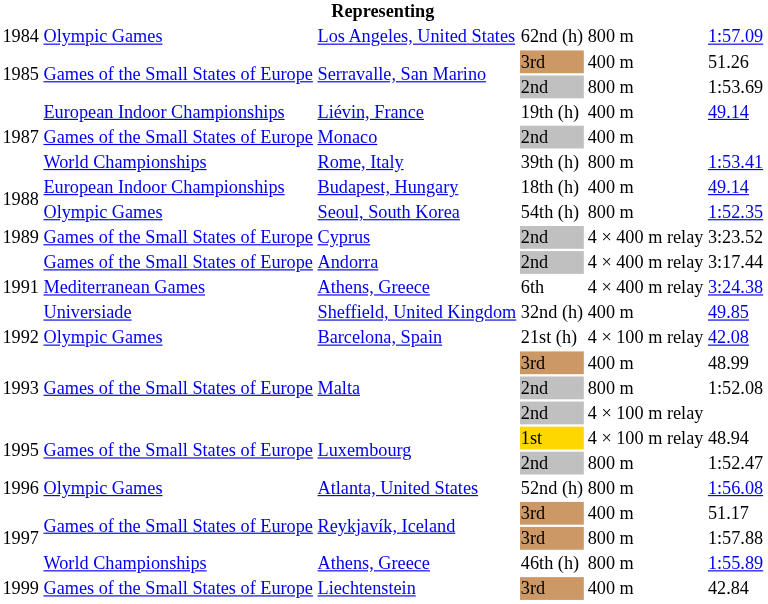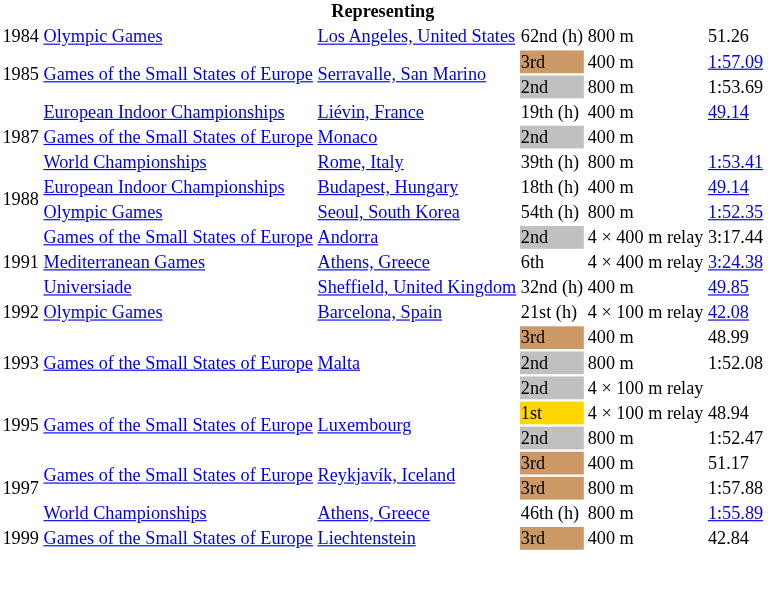(736, 36) 1:57.09 -> (728, 36) 51.26
(728, 61) 51.26 -> (736, 61) 1:57.09
- row: (344, 237)
- row: (398, 488)
